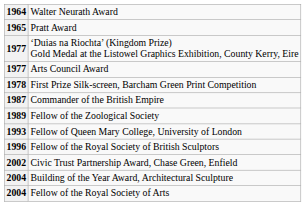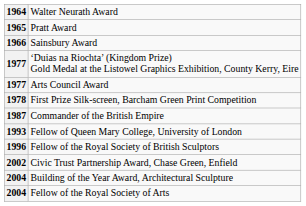+ row: (64, 43)
- row: (95, 116)
